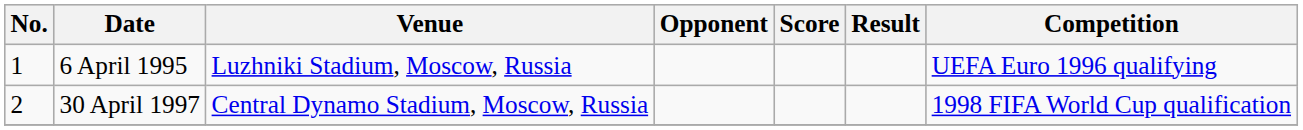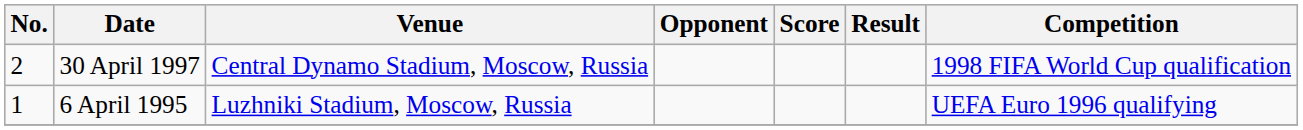rows swapped: (123, 64) <-> (130, 104)
